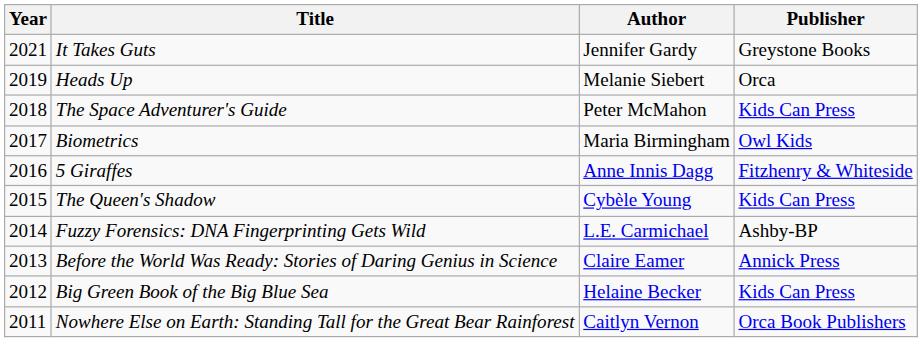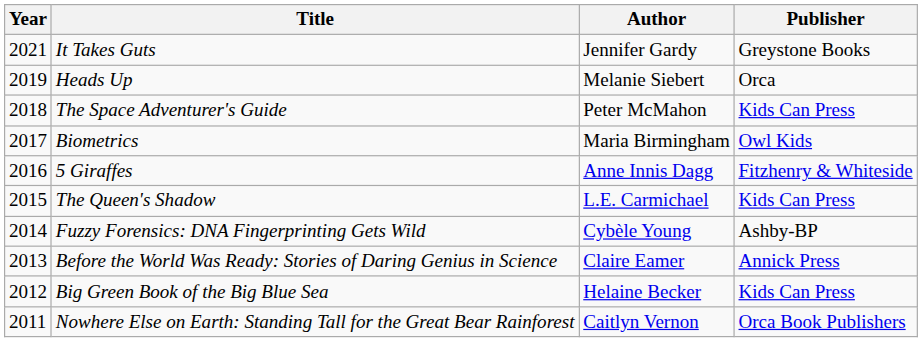(637, 200) Cybèle Young -> (646, 200) L.E. Carmichael
(646, 230) L.E. Carmichael -> (637, 230) Cybèle Young
